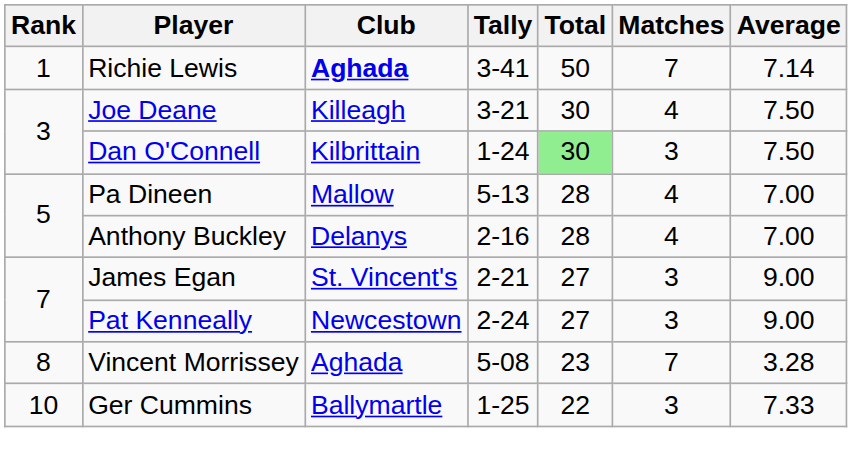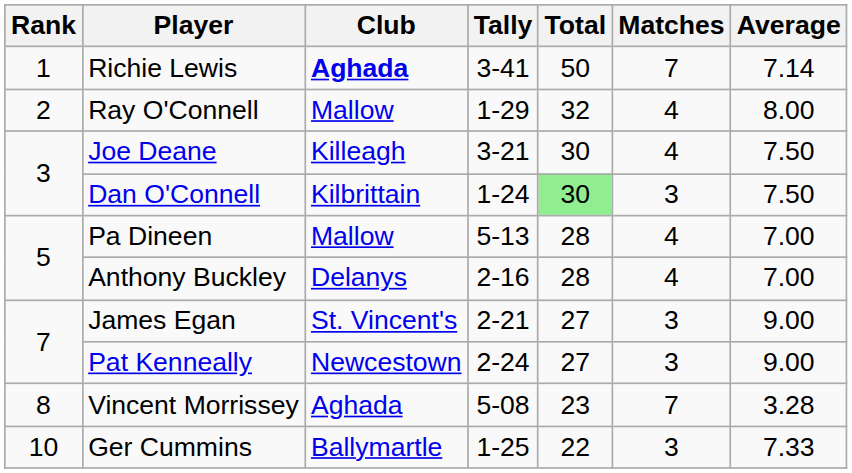+ row: (173, 109)
